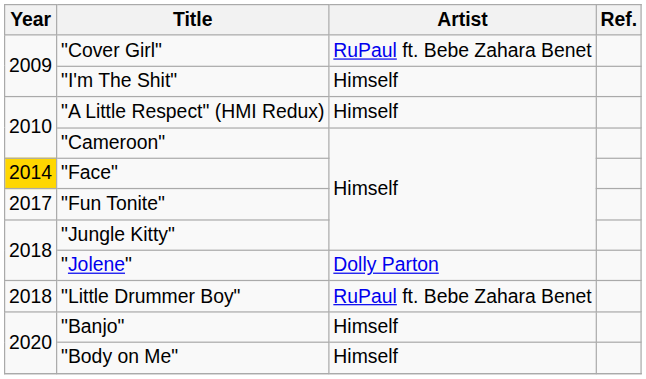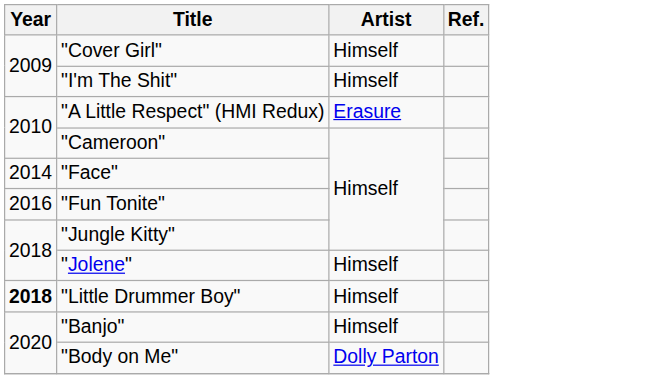(463, 50) RuPaul ft. Bebe Zahara Benet -> (366, 50) Himself
(366, 111) Himself -> (367, 111) Erasure
(31, 173) gold background -> (31, 173) no background
(31, 204) 2017 -> (31, 204) 2016
(386, 265) Dolly Parton -> (366, 265) Himself
(31, 296) normal -> (31, 296) bold
(463, 296) RuPaul ft. Bebe Zahara Benet -> (366, 296) Himself
(366, 357) Himself -> (386, 357) Dolly Parton
